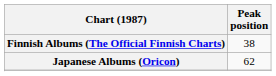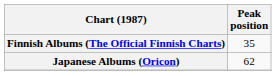(249, 43) 38 -> (249, 43) 35
